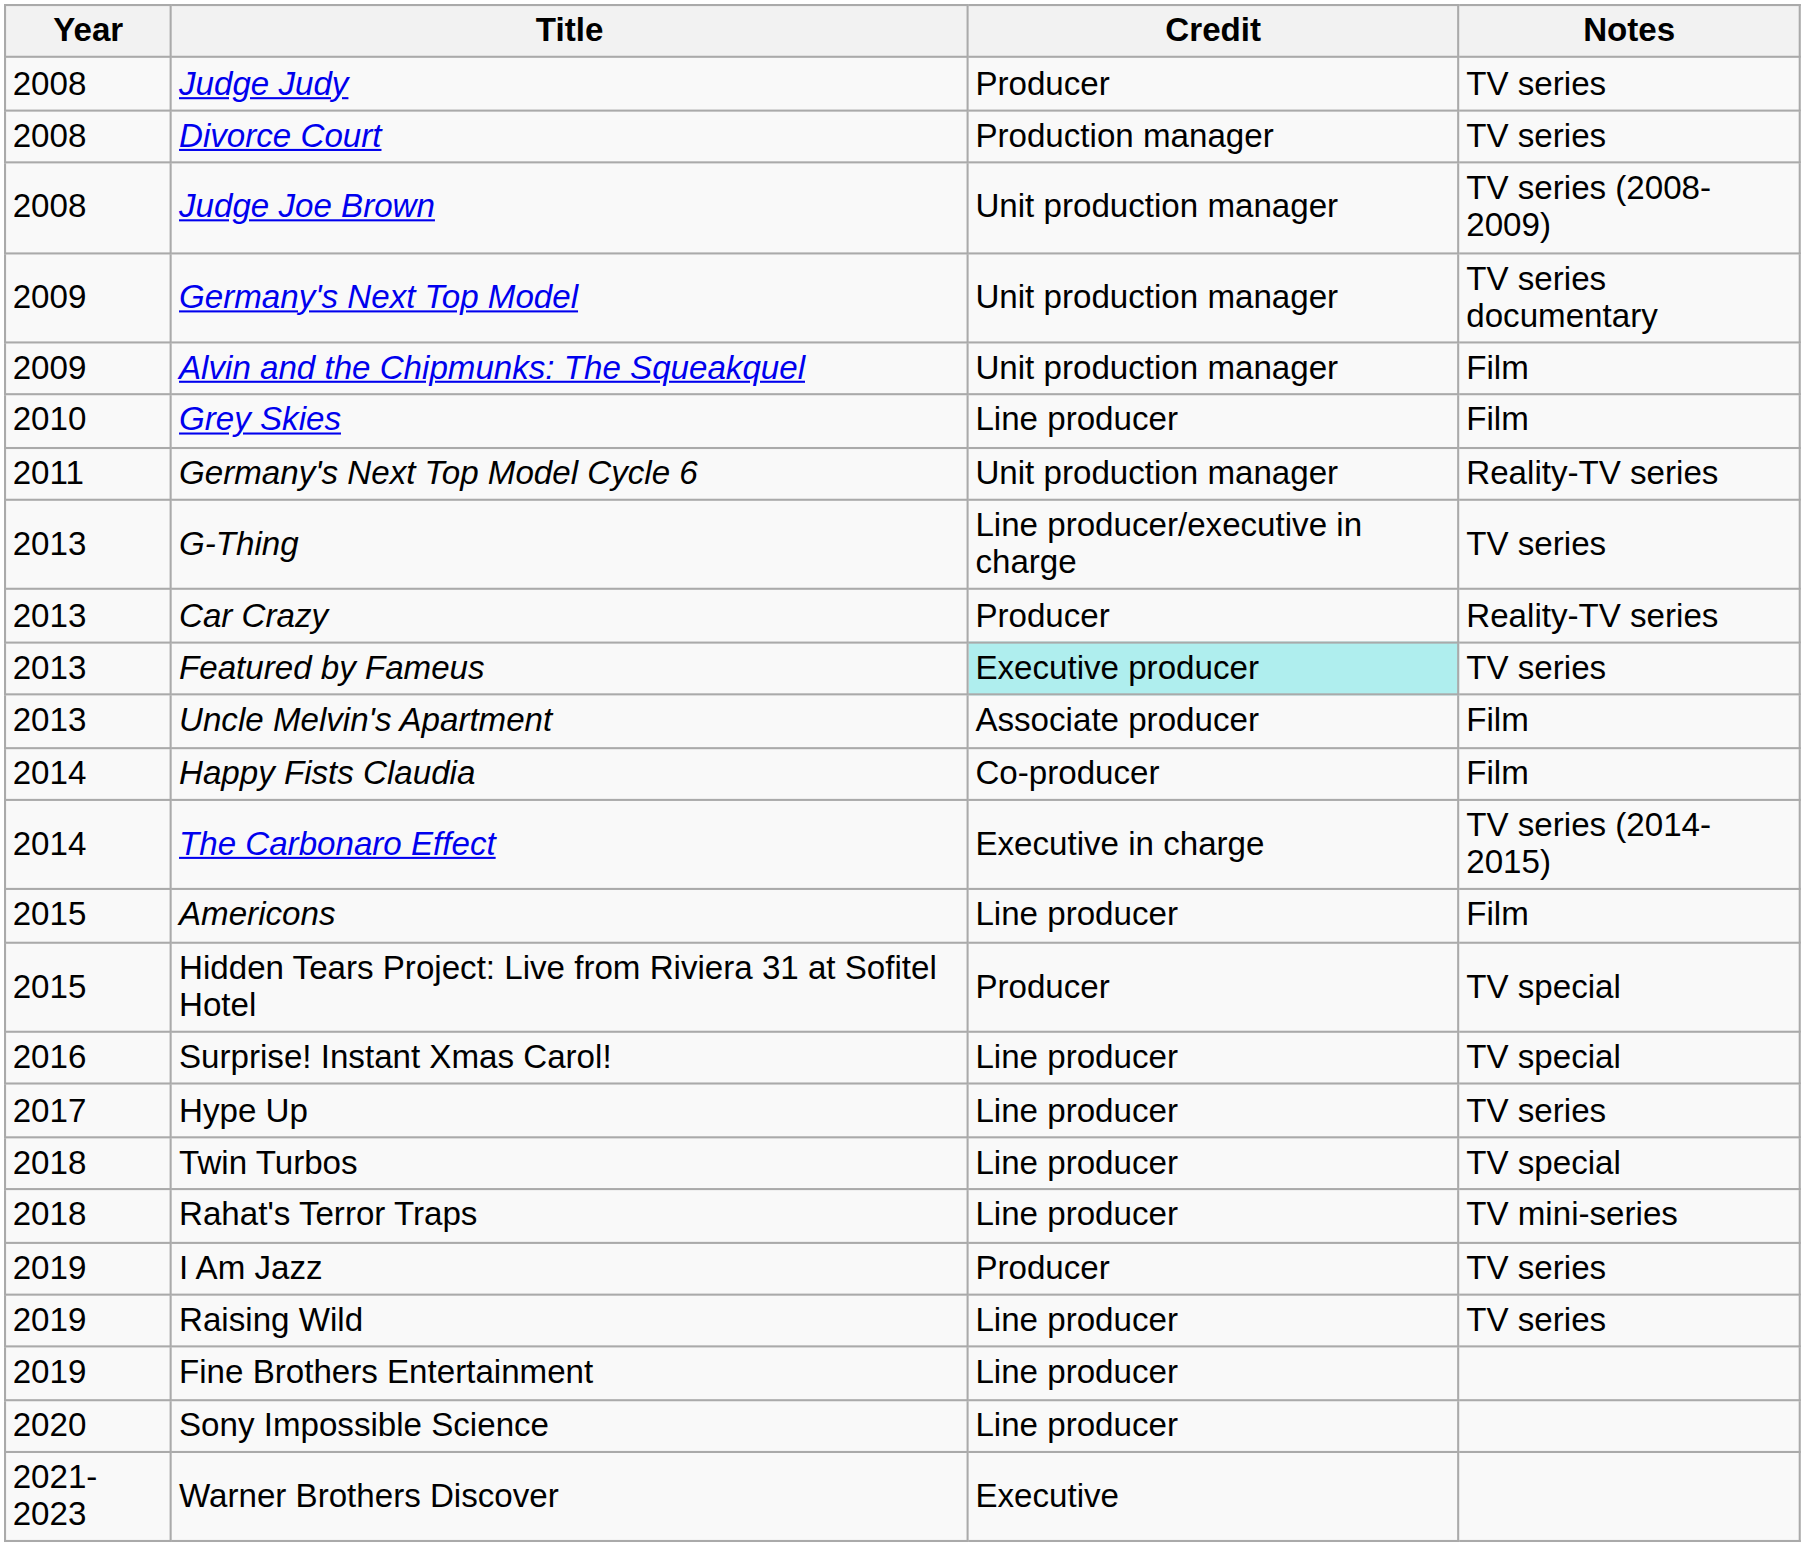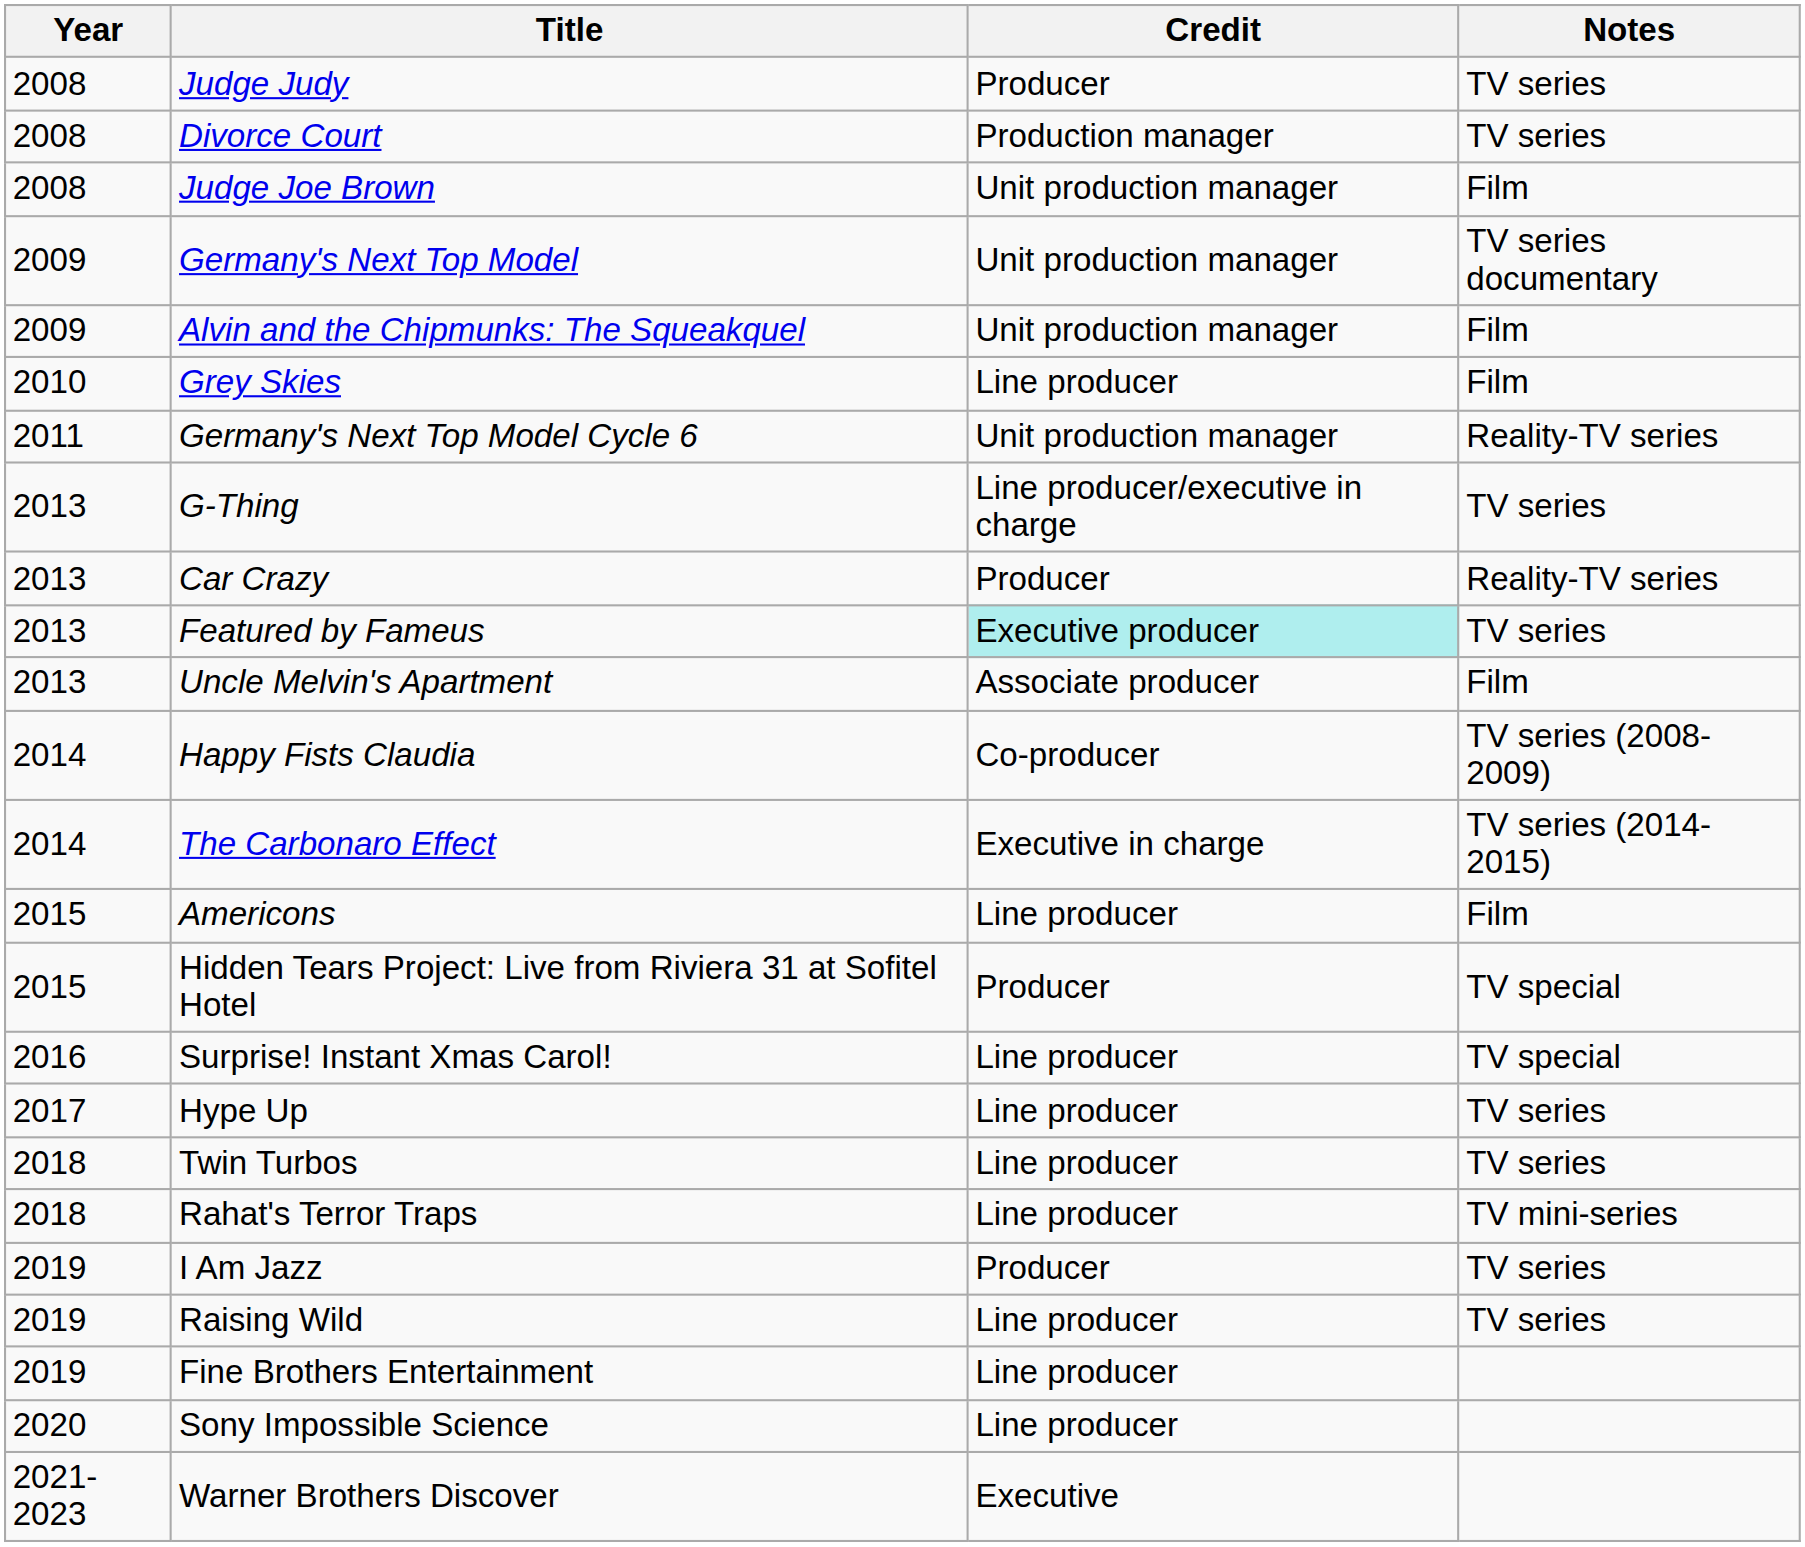(1589, 206) TV series (2008-2009) -> (1498, 188) Film
(1498, 772) Film -> (1589, 754) TV series (2008-2009)
(1544, 1162) TV special -> (1536, 1162) TV series
